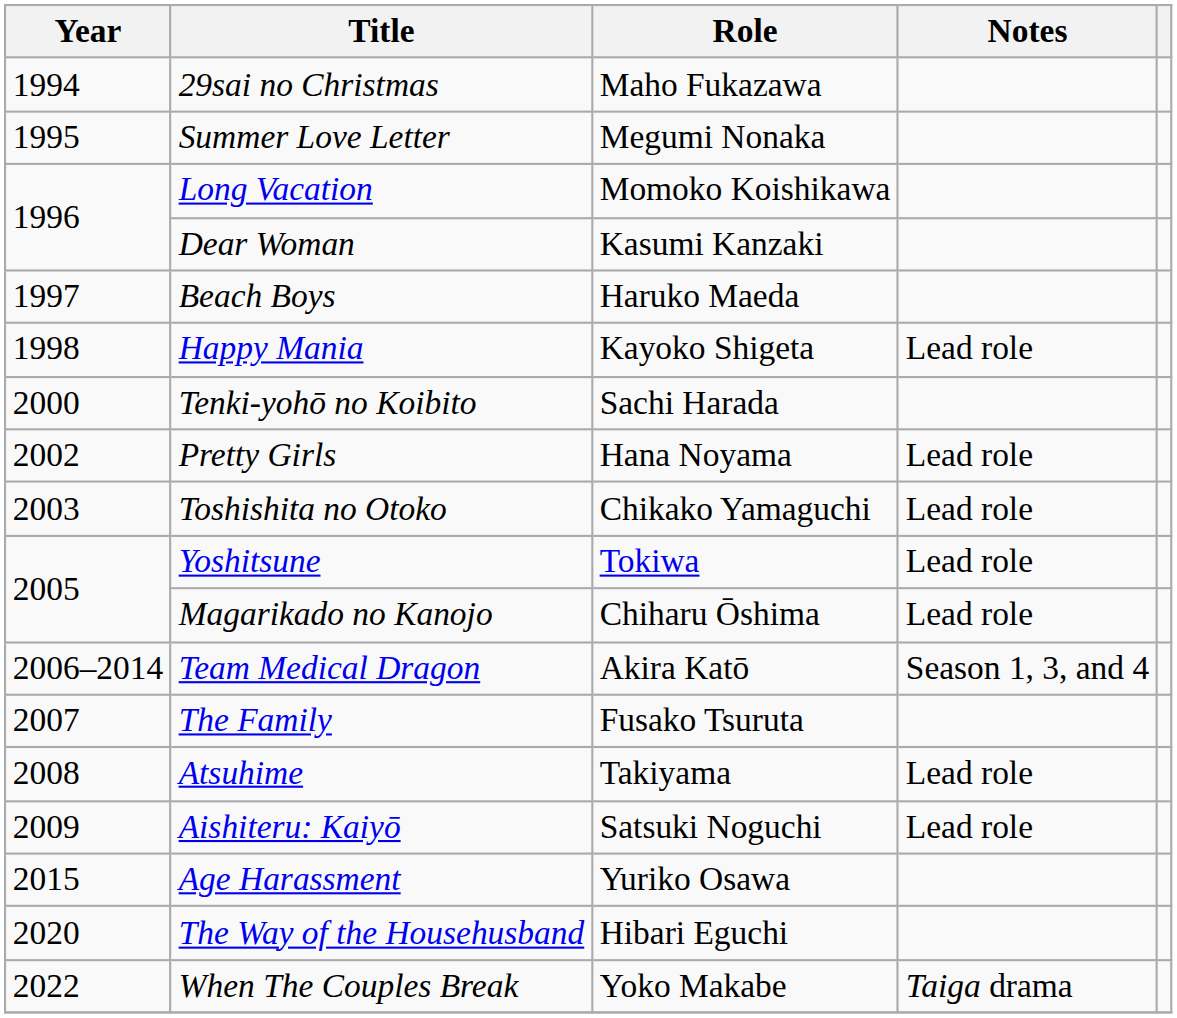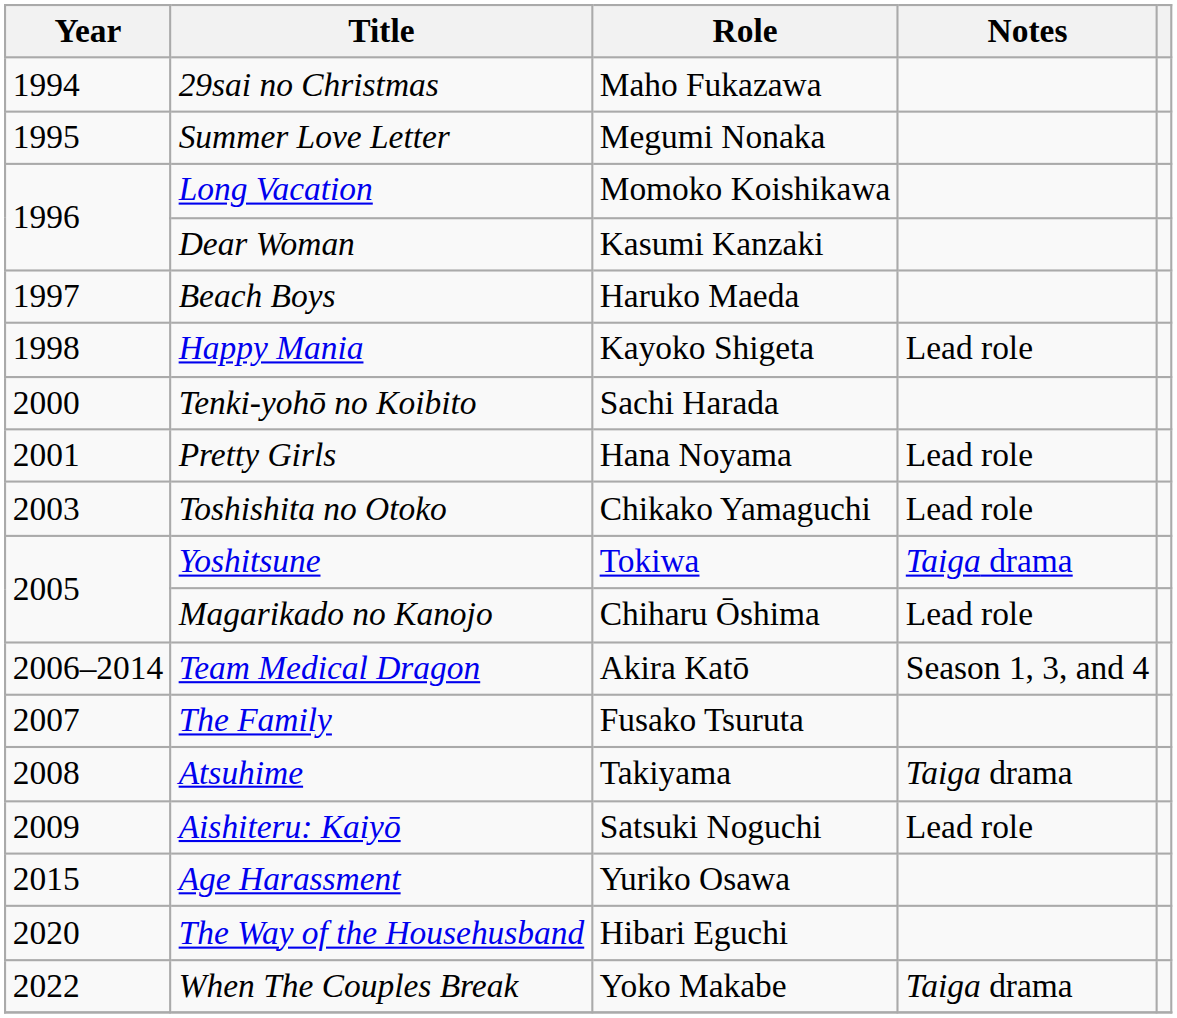(46, 455) 2002 -> (46, 455) 2001
(969, 561) Lead role -> (989, 561) Taiga drama
(969, 773) Lead role -> (989, 773) Taiga drama
